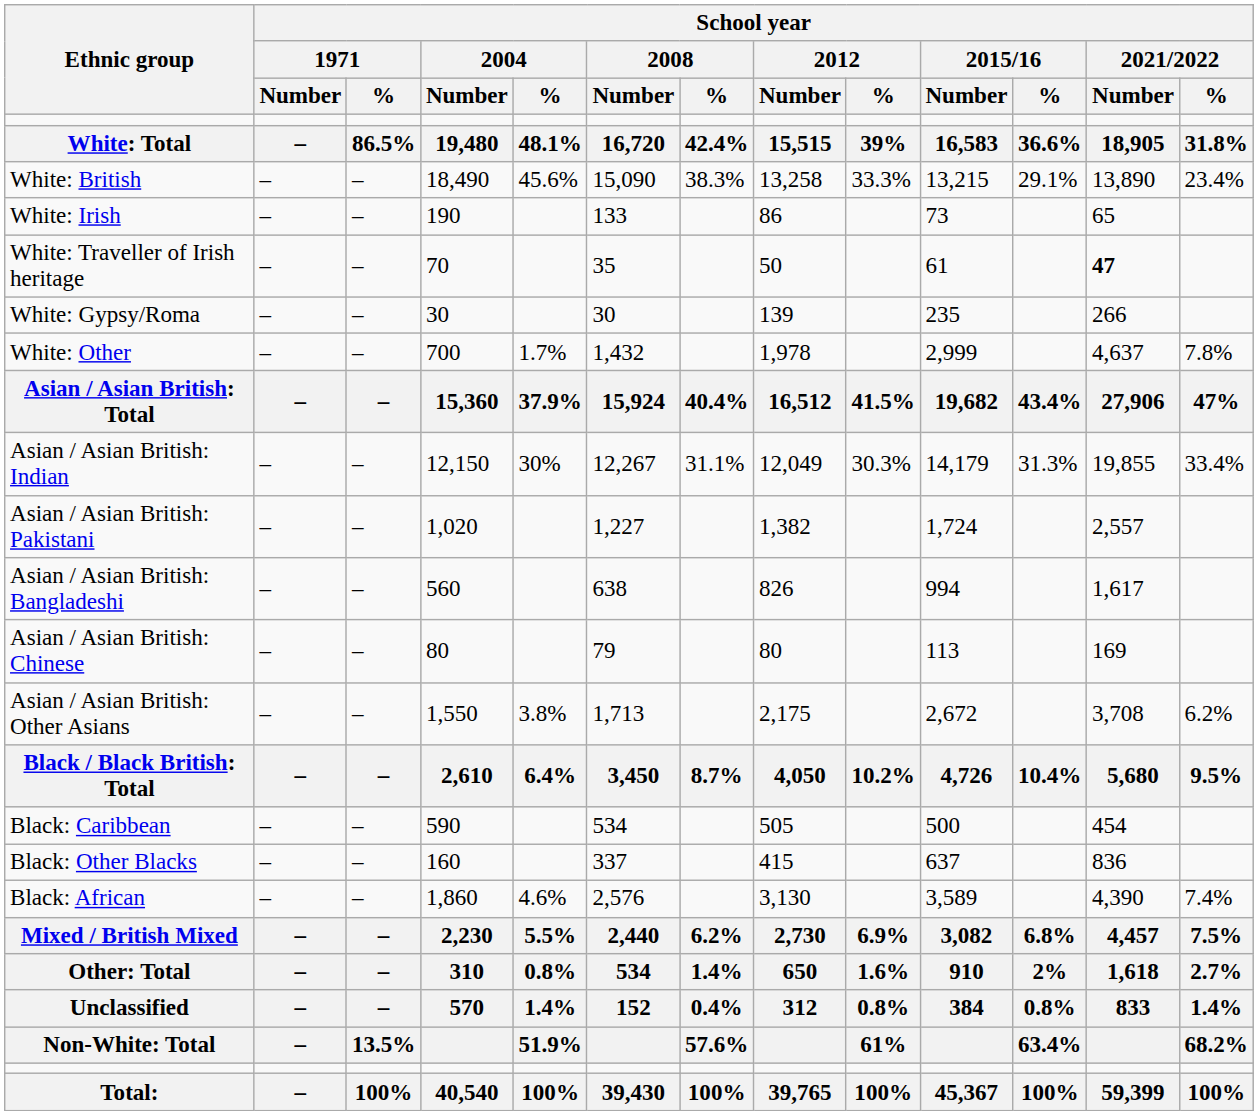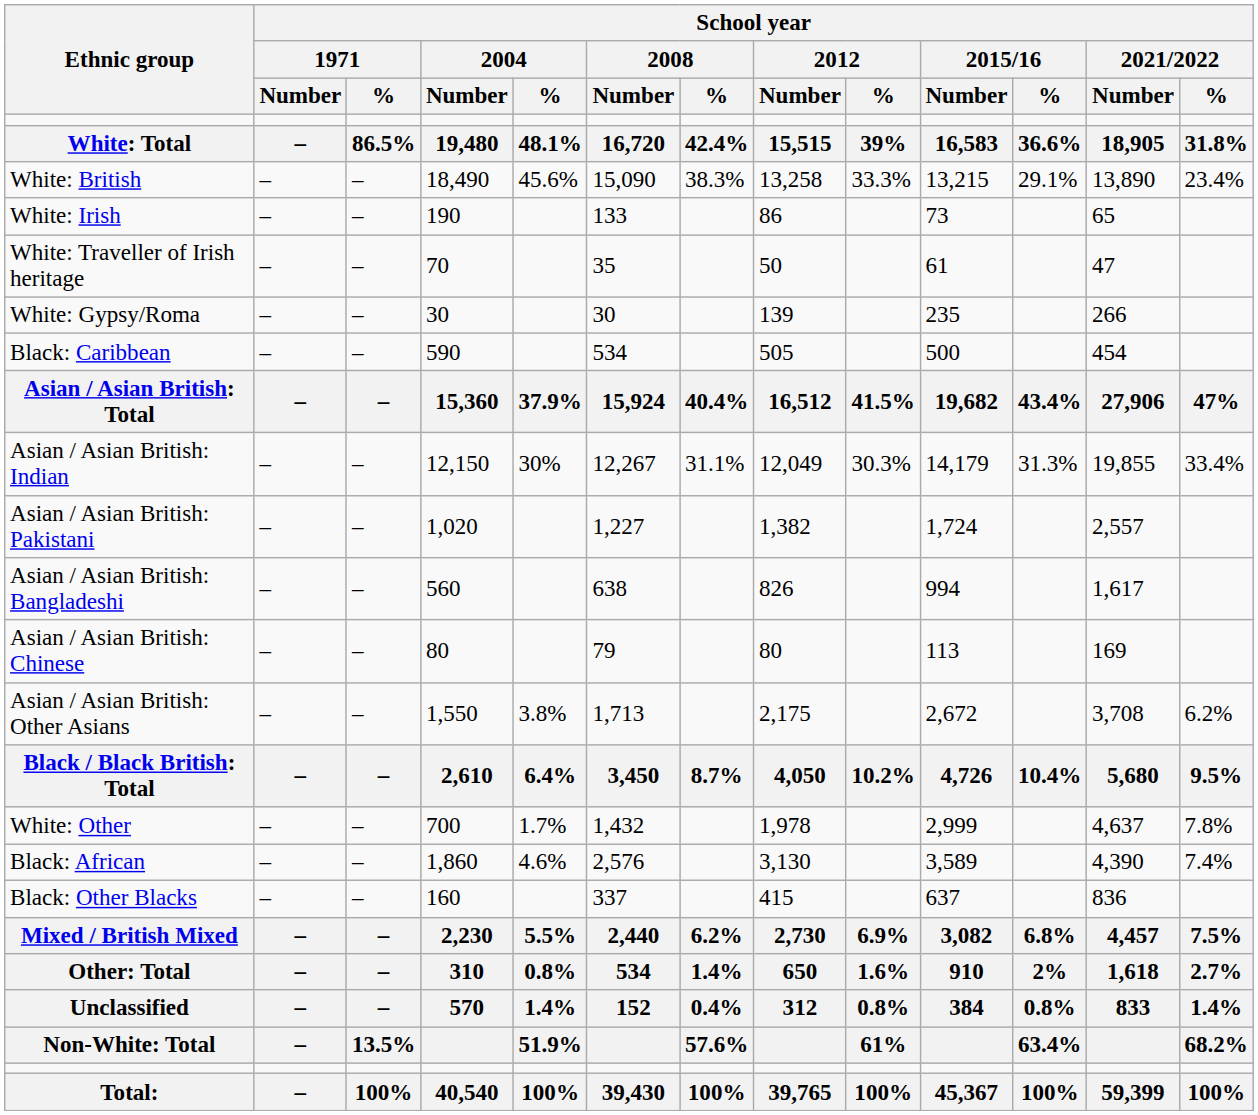(1104, 265) bold -> (1104, 265) normal
rows swapped: (70, 351) <-> (90, 825)
rows swapped: (78, 898) <-> (103, 861)
